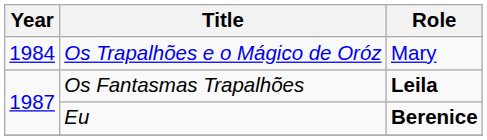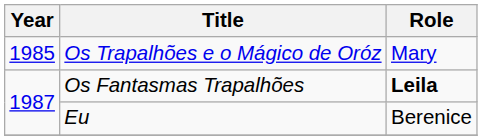(32, 53) 1984 -> (32, 53) 1985
(434, 118) bold -> (431, 118) normal
